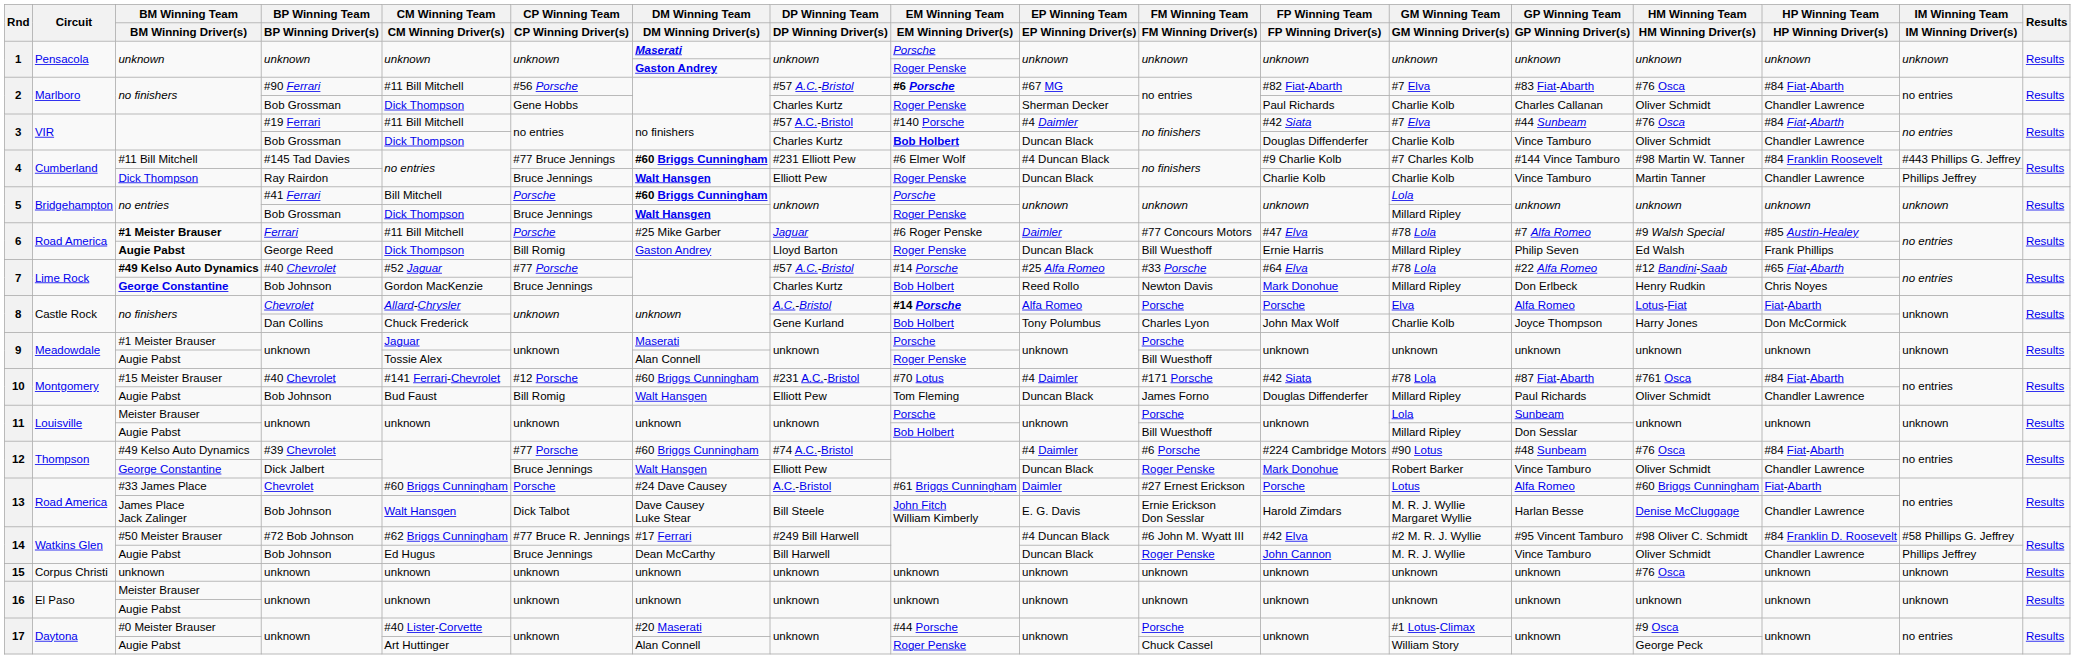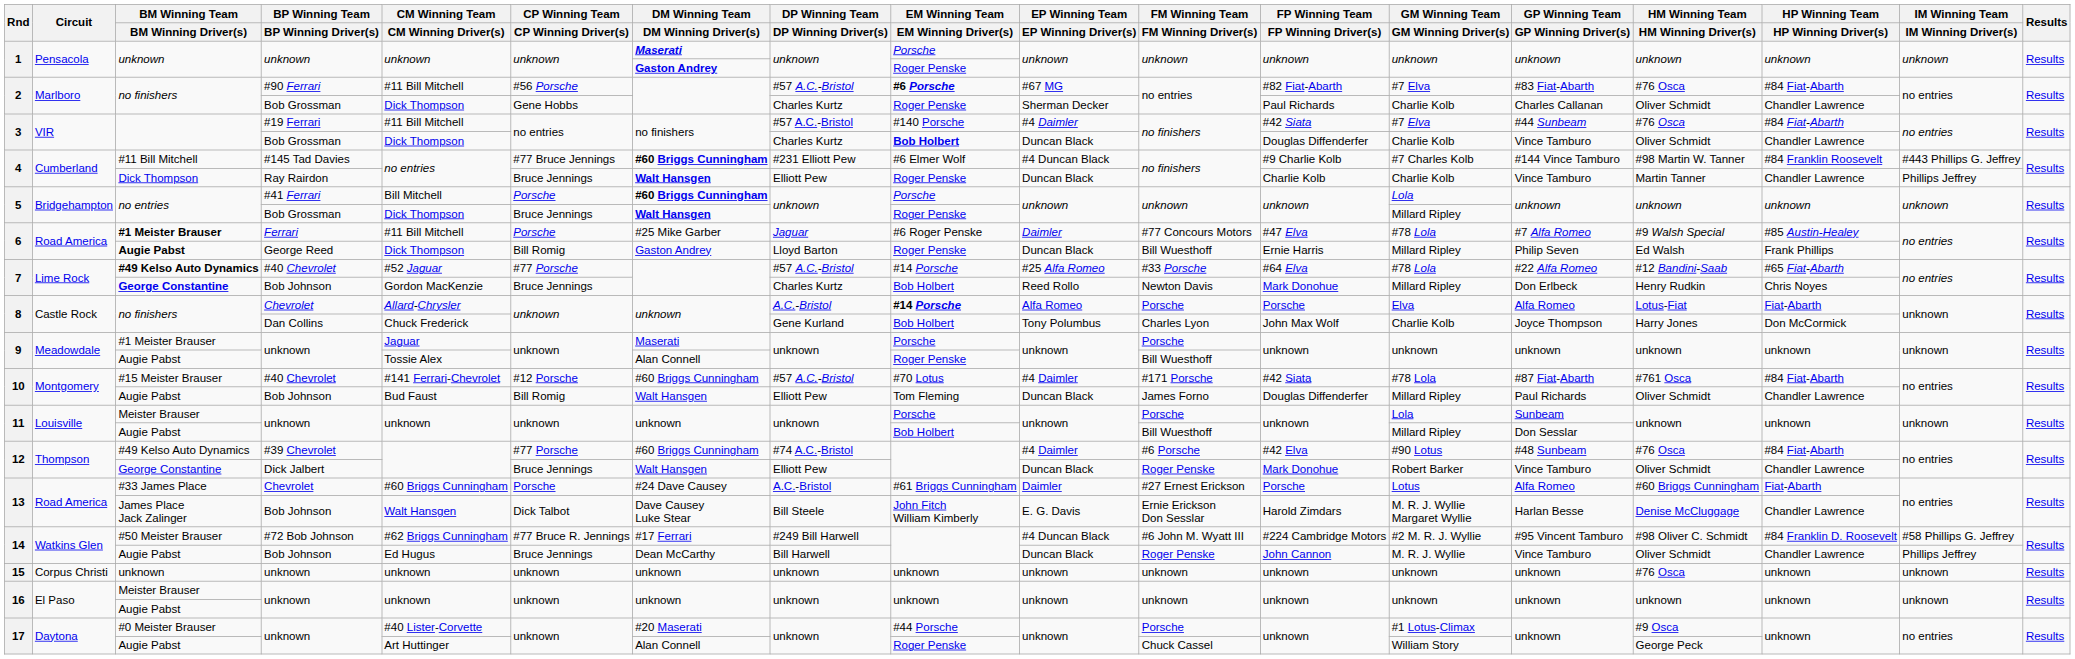(816, 378) #231 A.C.-Bristol -> (813, 378) #57 A.C.-Bristol
(1325, 451) #224 Cambridge Motors -> (1285, 451) #42 Elva
(1285, 536) #42 Elva -> (1325, 536) #224 Cambridge Motors
